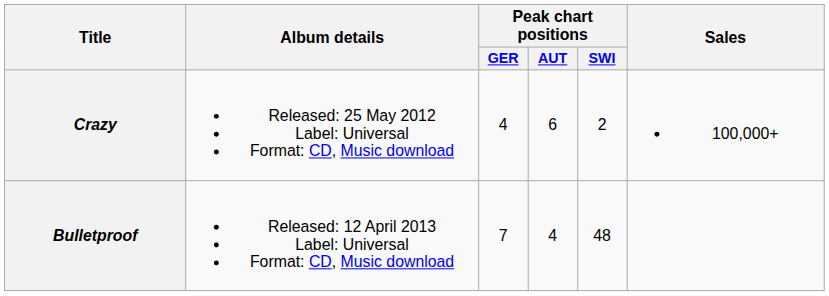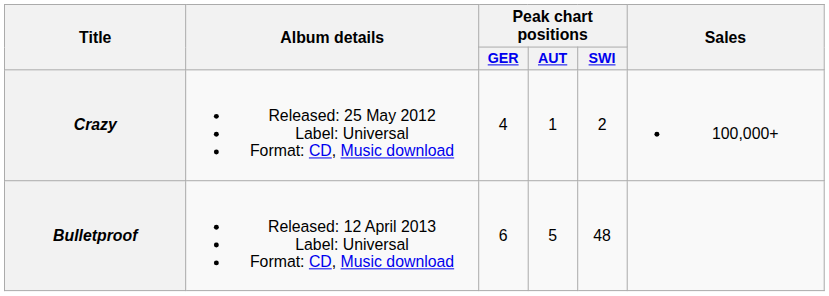(553, 125) 6 -> (553, 125) 1
(503, 235) 7 -> (503, 235) 6
(553, 235) 4 -> (553, 235) 5
